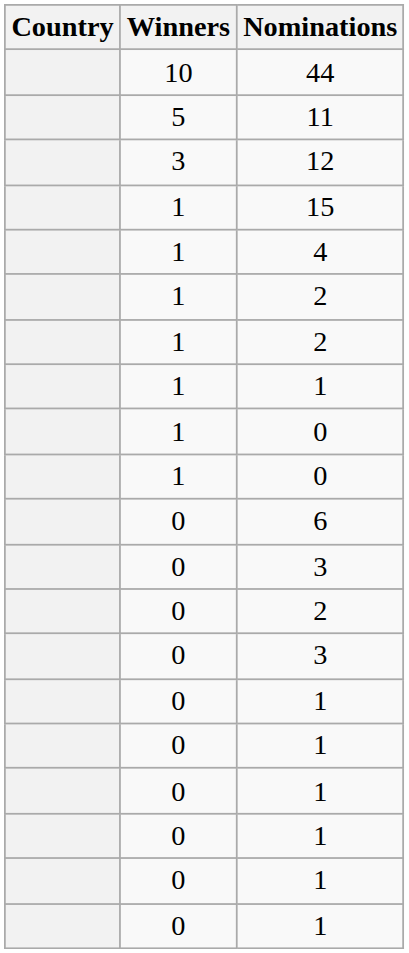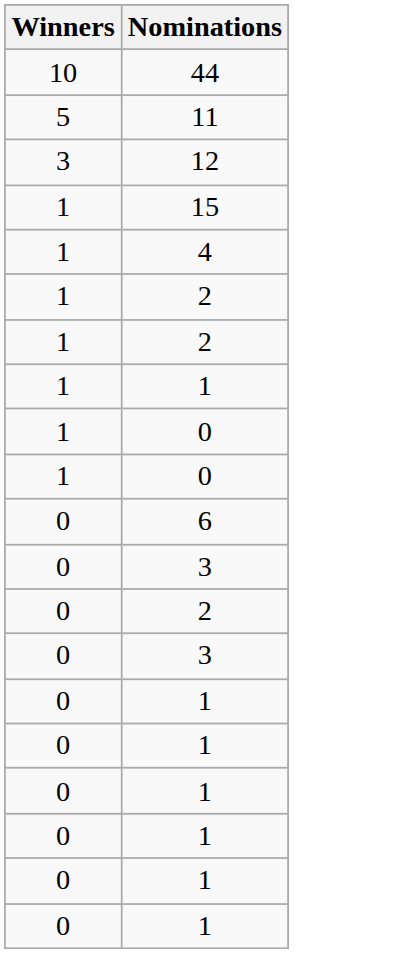- column: (63, 26)
